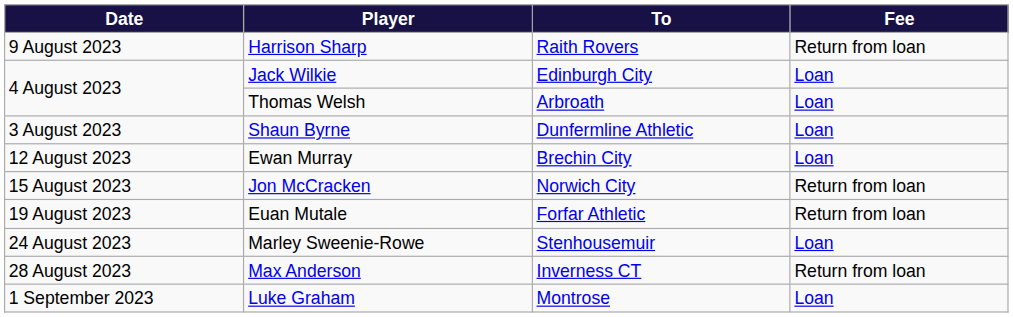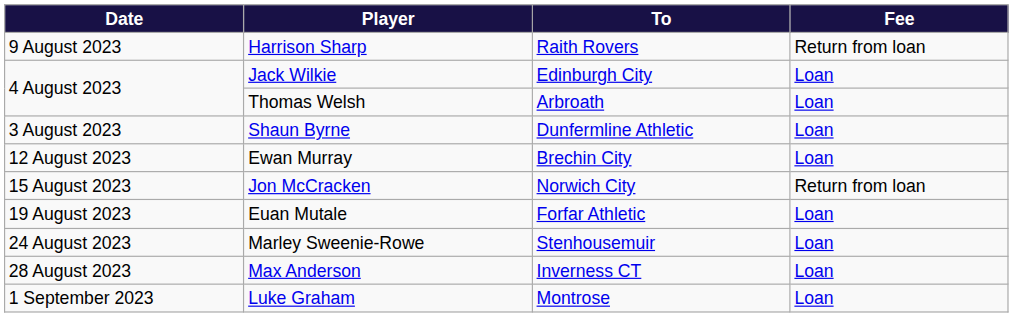(860, 214) Return from loan -> (814, 214) Loan
(860, 270) Return from loan -> (814, 270) Loan
